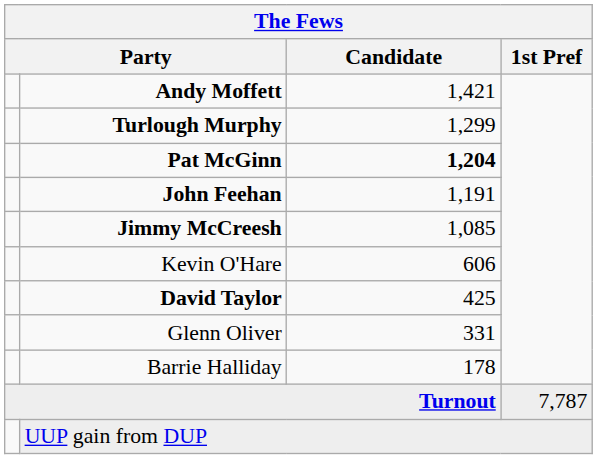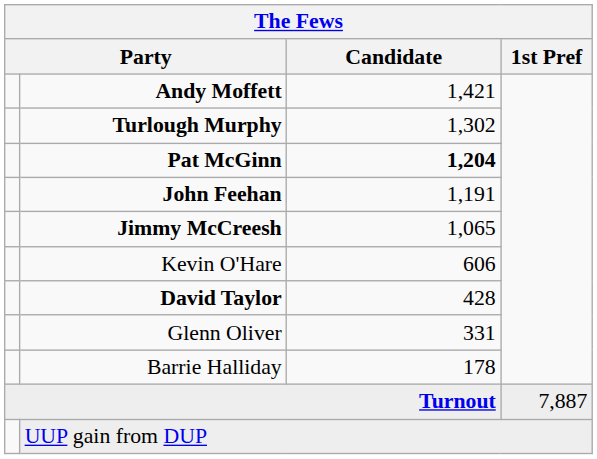(471, 125) 1,299 -> (471, 125) 1,302
(471, 228) 1,085 -> (471, 228) 1,065
(479, 297) 425 -> (479, 297) 428
(563, 401) 7,787 -> (563, 401) 7,887
